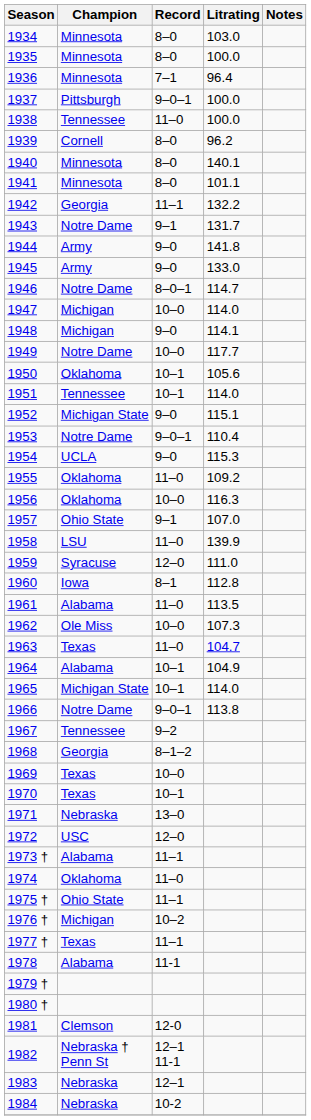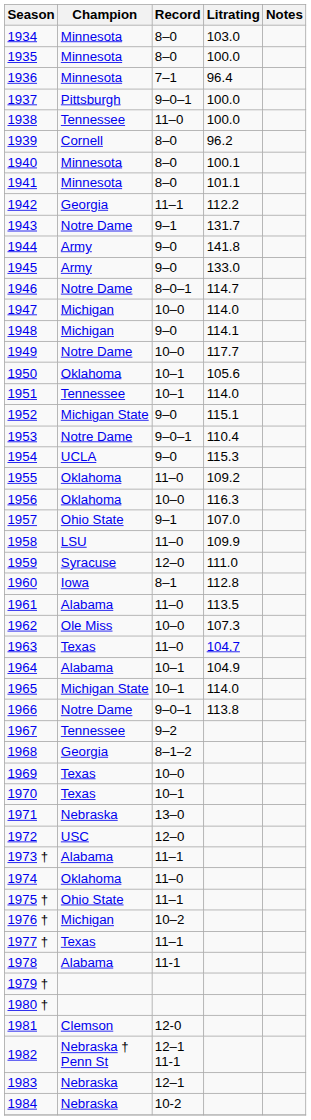(223, 162) 140.1 -> (223, 162) 100.1
(223, 204) 132.2 -> (223, 204) 112.2
(223, 541) 139.9 -> (223, 541) 109.9
